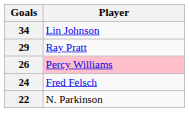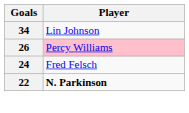- row: (24, 47)
(74, 99) normal -> (76, 82) bold
